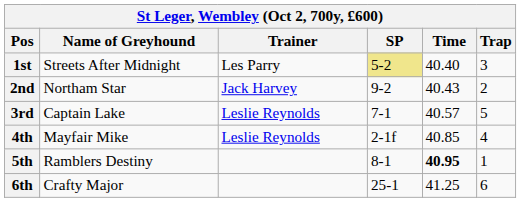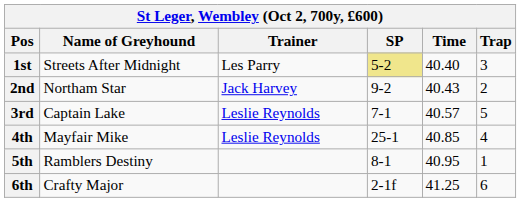(384, 137) 2-1f -> (385, 137) 25-1
(443, 161) bold -> (443, 161) normal
(385, 185) 25-1 -> (384, 185) 2-1f
